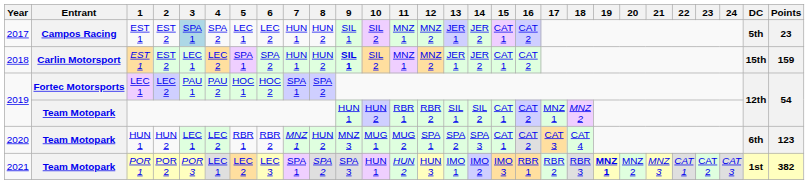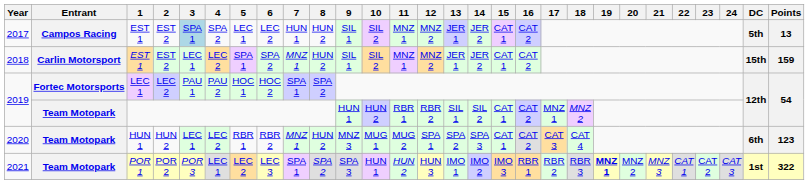(786, 33) 23 -> (786, 33) 13
(296, 60) HUN 1 -> (296, 60) MNZ 1
(349, 60) bold -> (349, 60) normal
(786, 166) 382 -> (786, 166) 322
